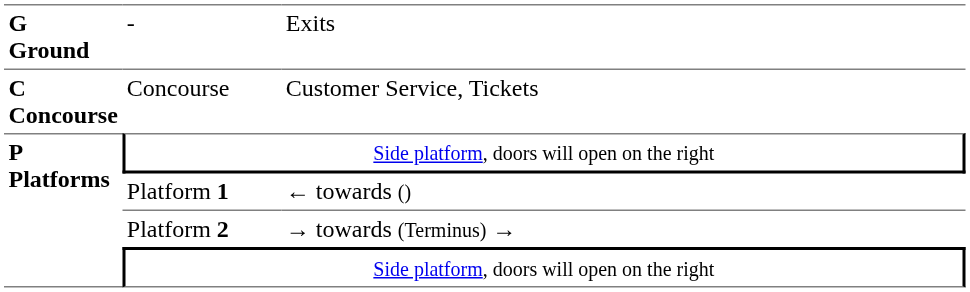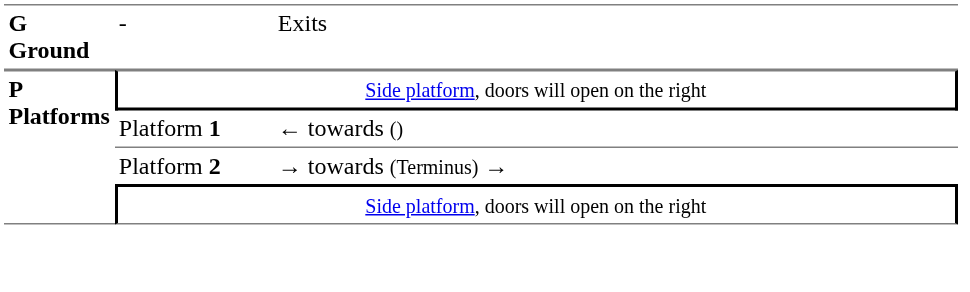- row: (178, 87)
